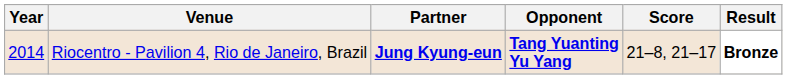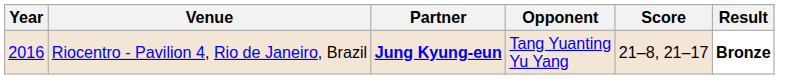(26, 52) 2014 -> (26, 52) 2016
(564, 52) bold -> (560, 52) normal
